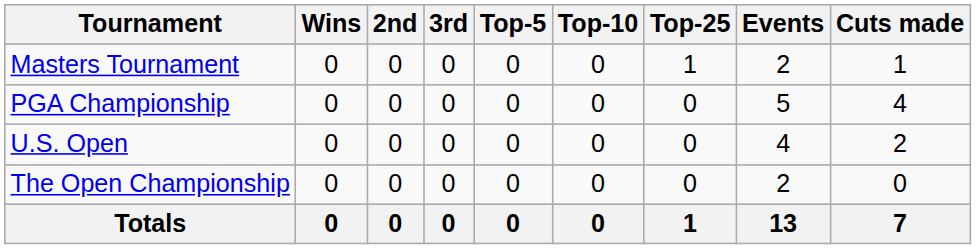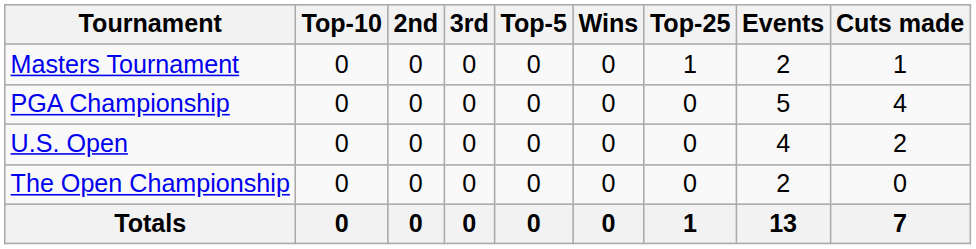columns swapped: (331, 24) <-> (598, 24)
